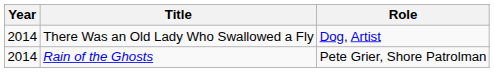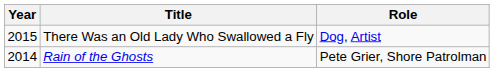(22, 36) 2014 -> (22, 36) 2015
